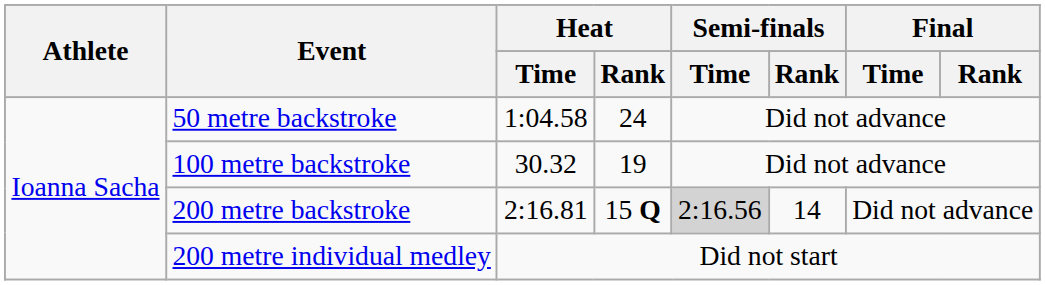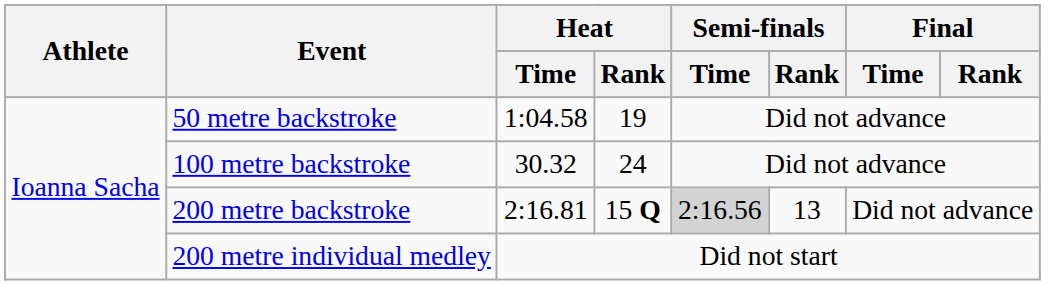(633, 118) 24 -> (633, 118) 19
(633, 164) 19 -> (633, 164) 24
(807, 210) 14 -> (807, 210) 13
